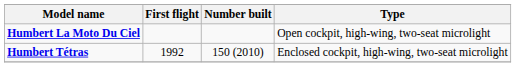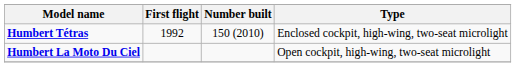rows swapped: (48, 52) <-> (74, 33)
